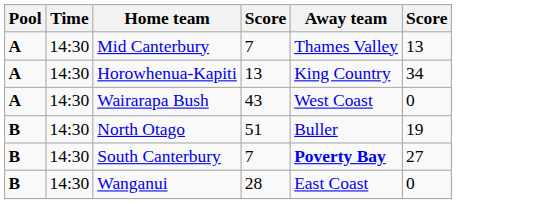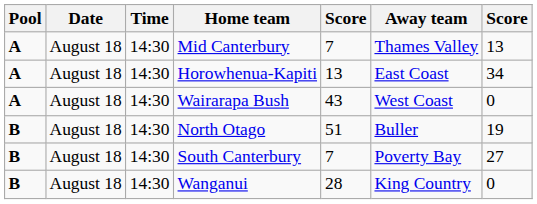+ column: (86, 18)
(342, 73) King Country -> (412, 73) East Coast
(340, 156) bold -> (418, 156) normal
(331, 184) East Coast -> (423, 184) King Country
